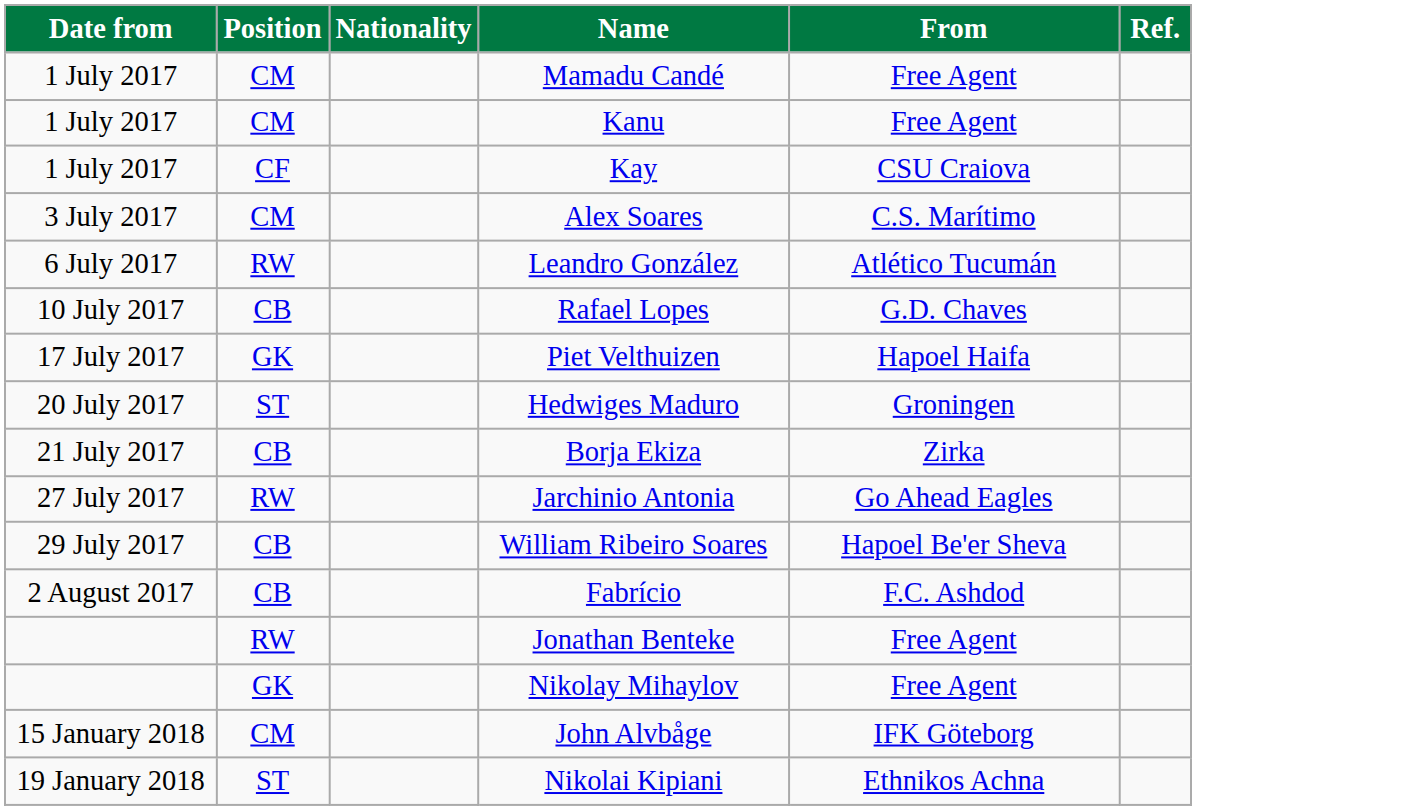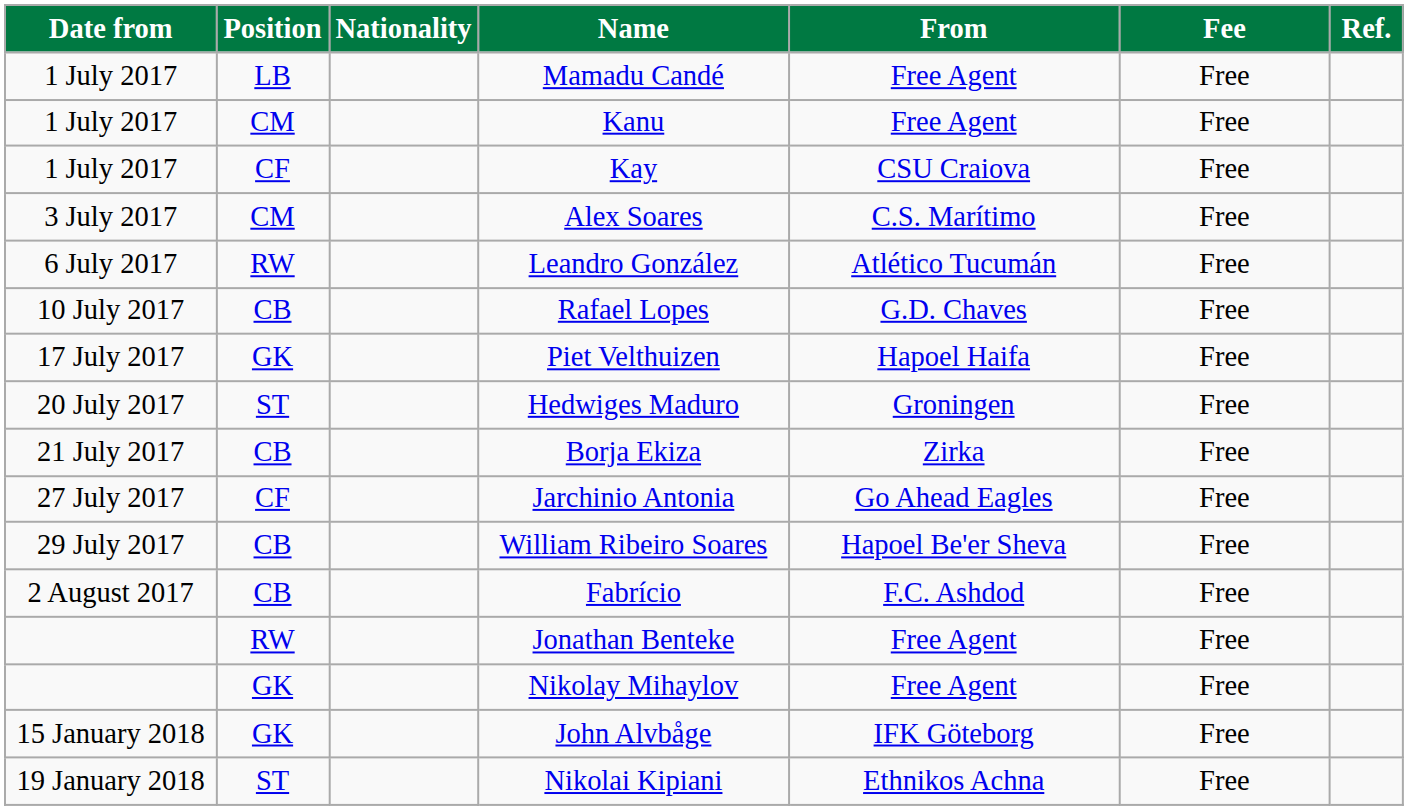+ column: (1224, 28)
(273, 75) CM -> (273, 75) LB
(273, 498) RW -> (273, 498) CF
(273, 733) CM -> (273, 733) GK
